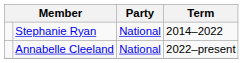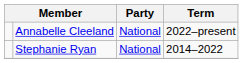rows swapped: (56, 31) <-> (65, 49)
